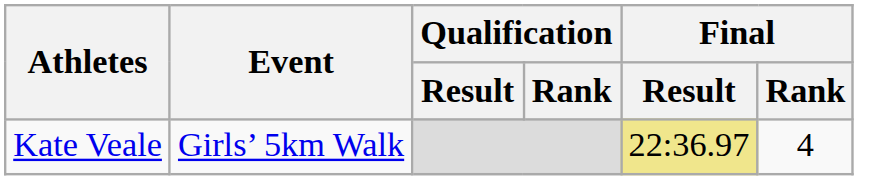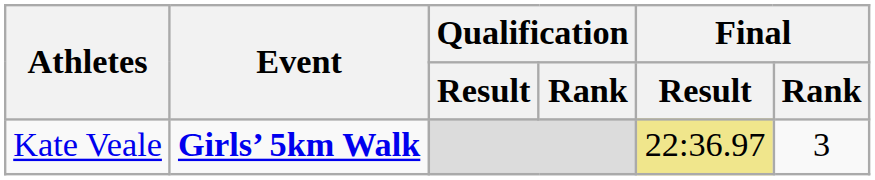(291, 146) normal -> (299, 146) bold
(805, 146) 4 -> (822, 146) 3
